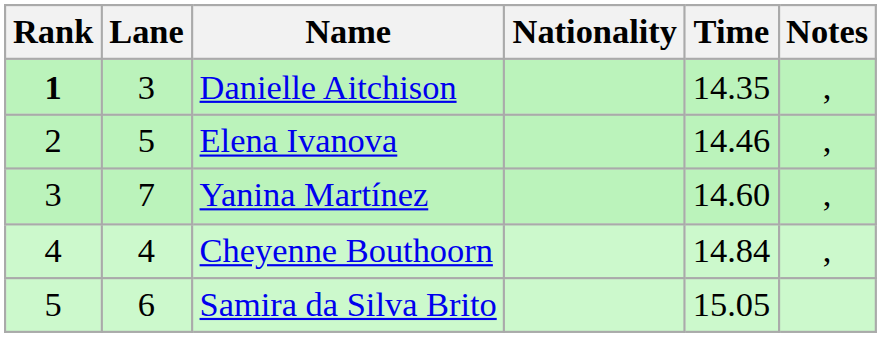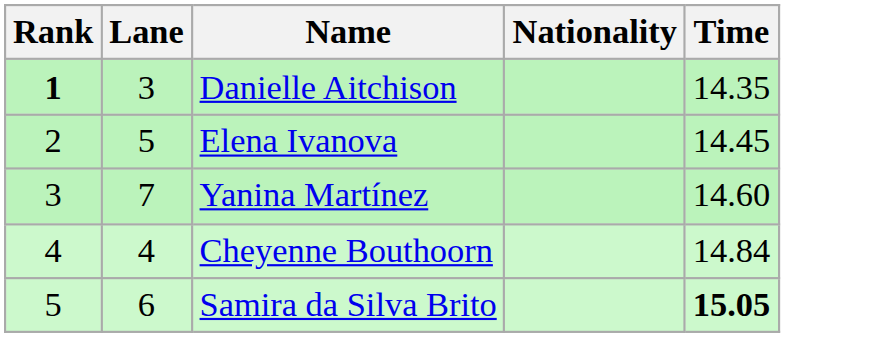- column: (827, 31)
(732, 140) 14.46 -> (732, 140) 14.45
(732, 304) normal -> (732, 304) bold
